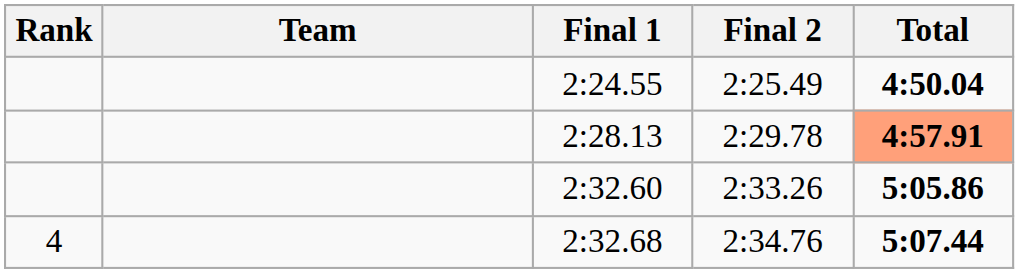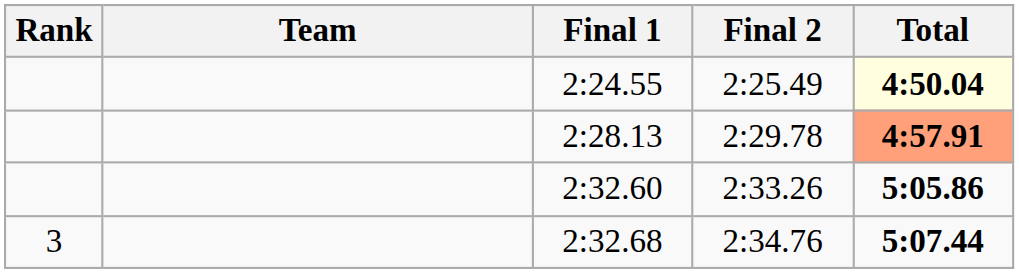(933, 83) no background -> (933, 83) lightyellow background
(54, 240) 4 -> (54, 240) 3
